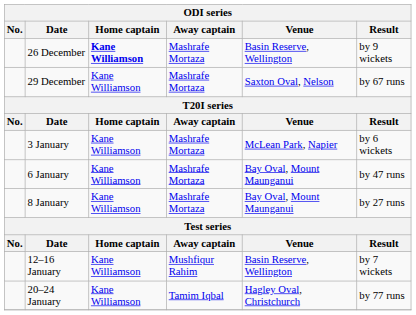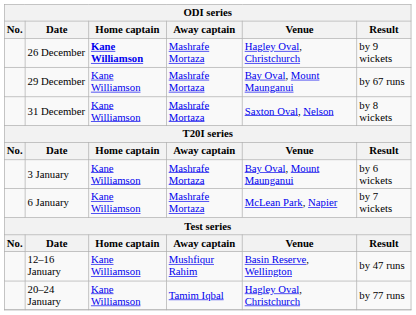(277, 53) Basin Reserve, Wellington -> (273, 53) Hagley Oval, Christchurch
(289, 82) Saxton Oval, Nelson -> (282, 82) Bay Oval, Mount Maunganui
+ row: (56, 111)
(291, 145) McLean Park, Napier -> (282, 174) Bay Oval, Mount Maunganui
(282, 174) Bay Oval, Mount Maunganui -> (291, 203) McLean Park, Napier
(382, 174) by 47 runs -> (376, 203) by 7 wickets
- row: (48, 203)
(376, 266) by 7 wickets -> (382, 266) by 47 runs
